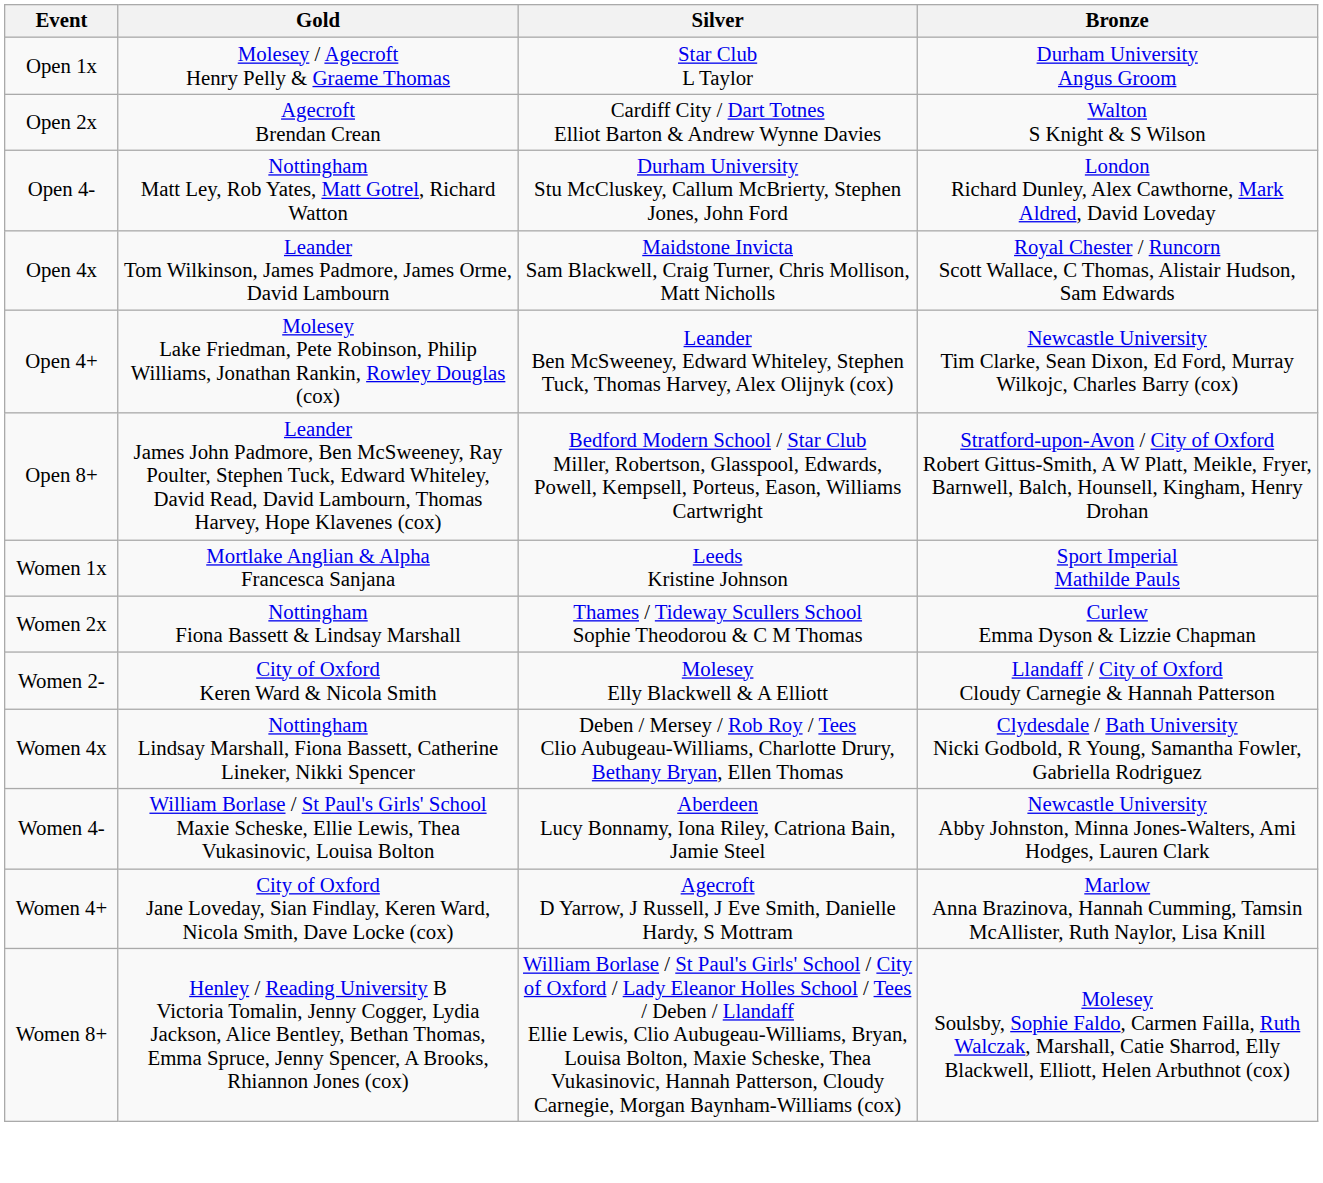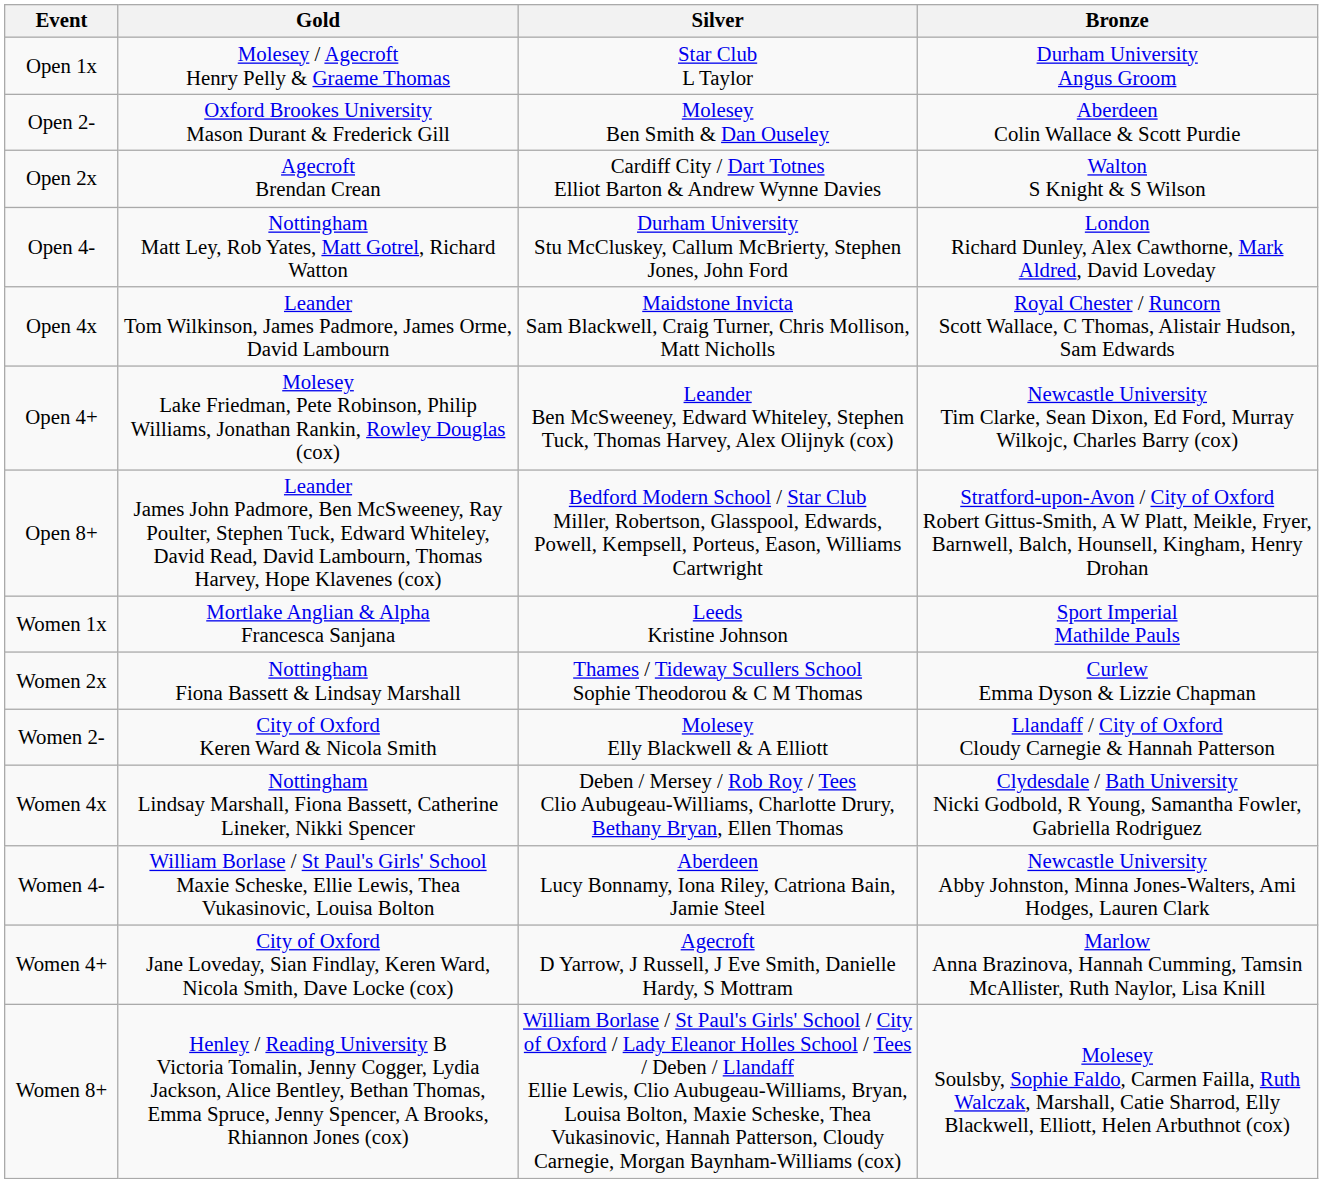+ row: (61, 122)
